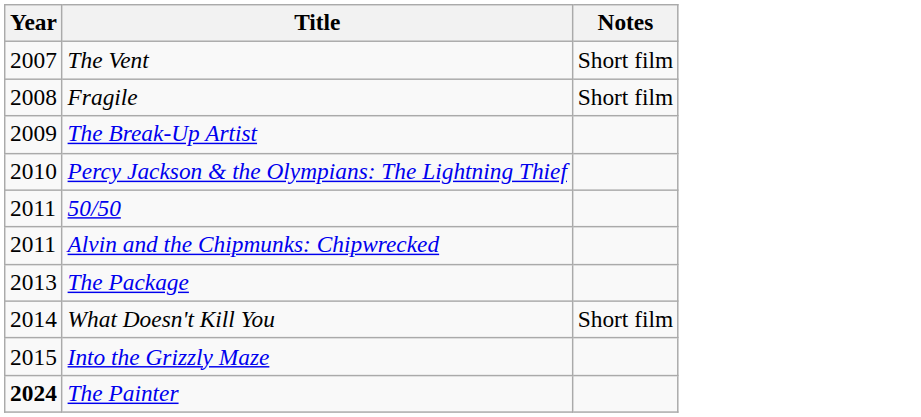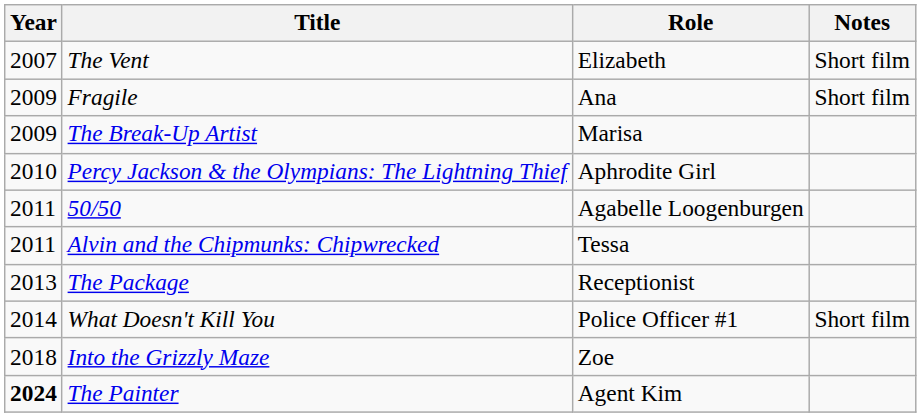+ column: (691, 23)
(33, 97) 2008 -> (33, 97) 2009
(33, 356) 2015 -> (33, 356) 2018
